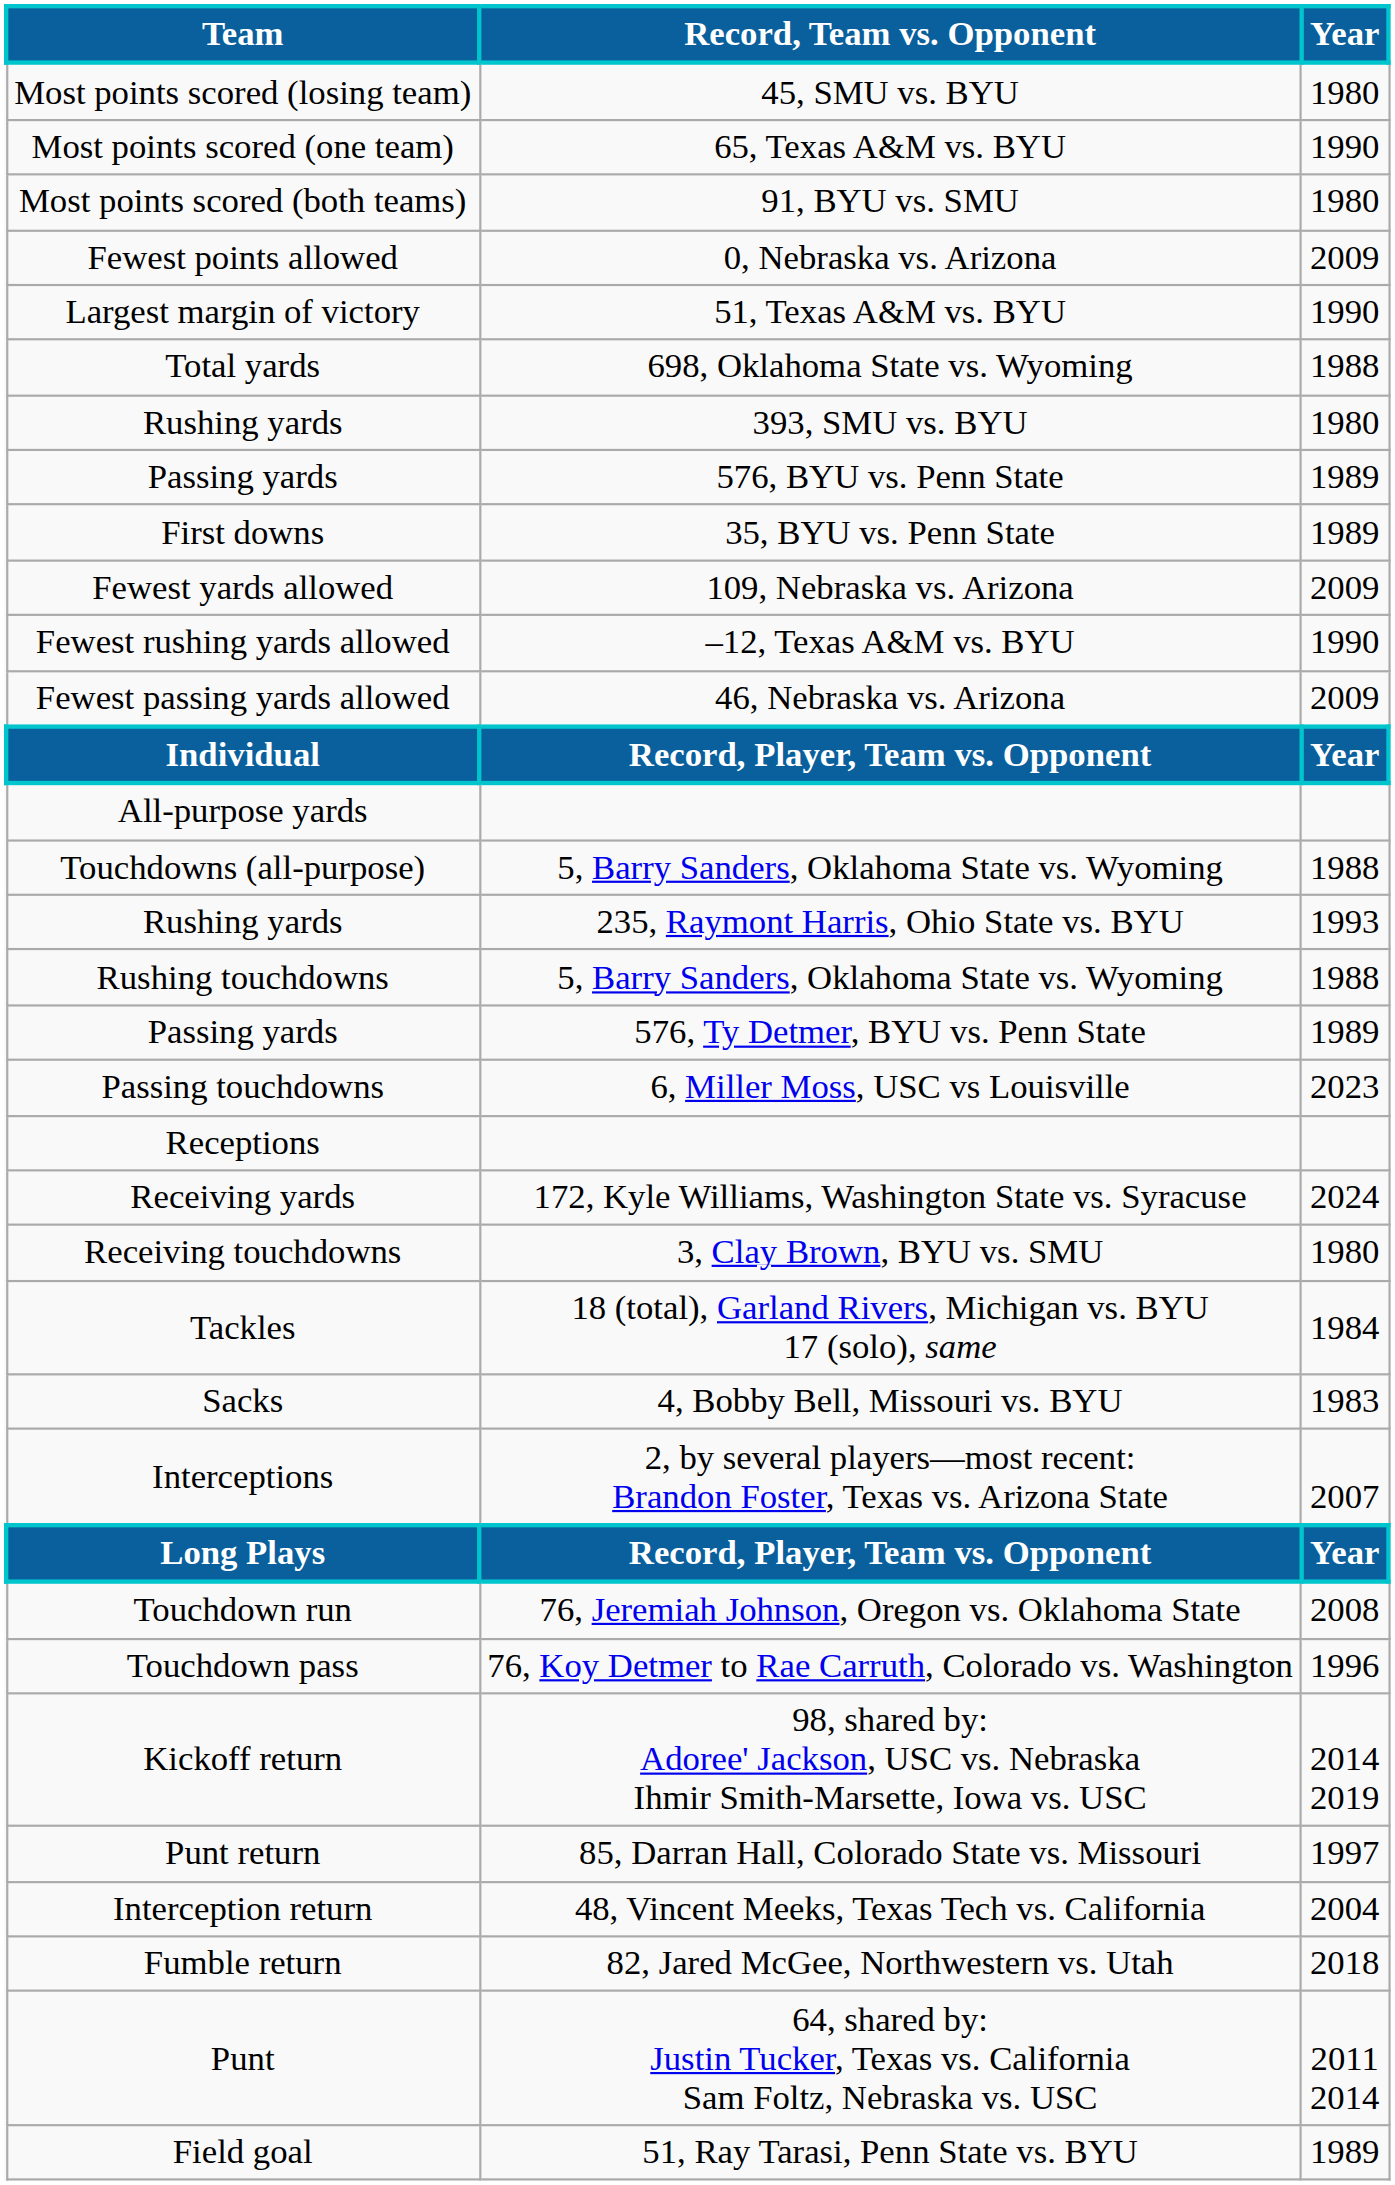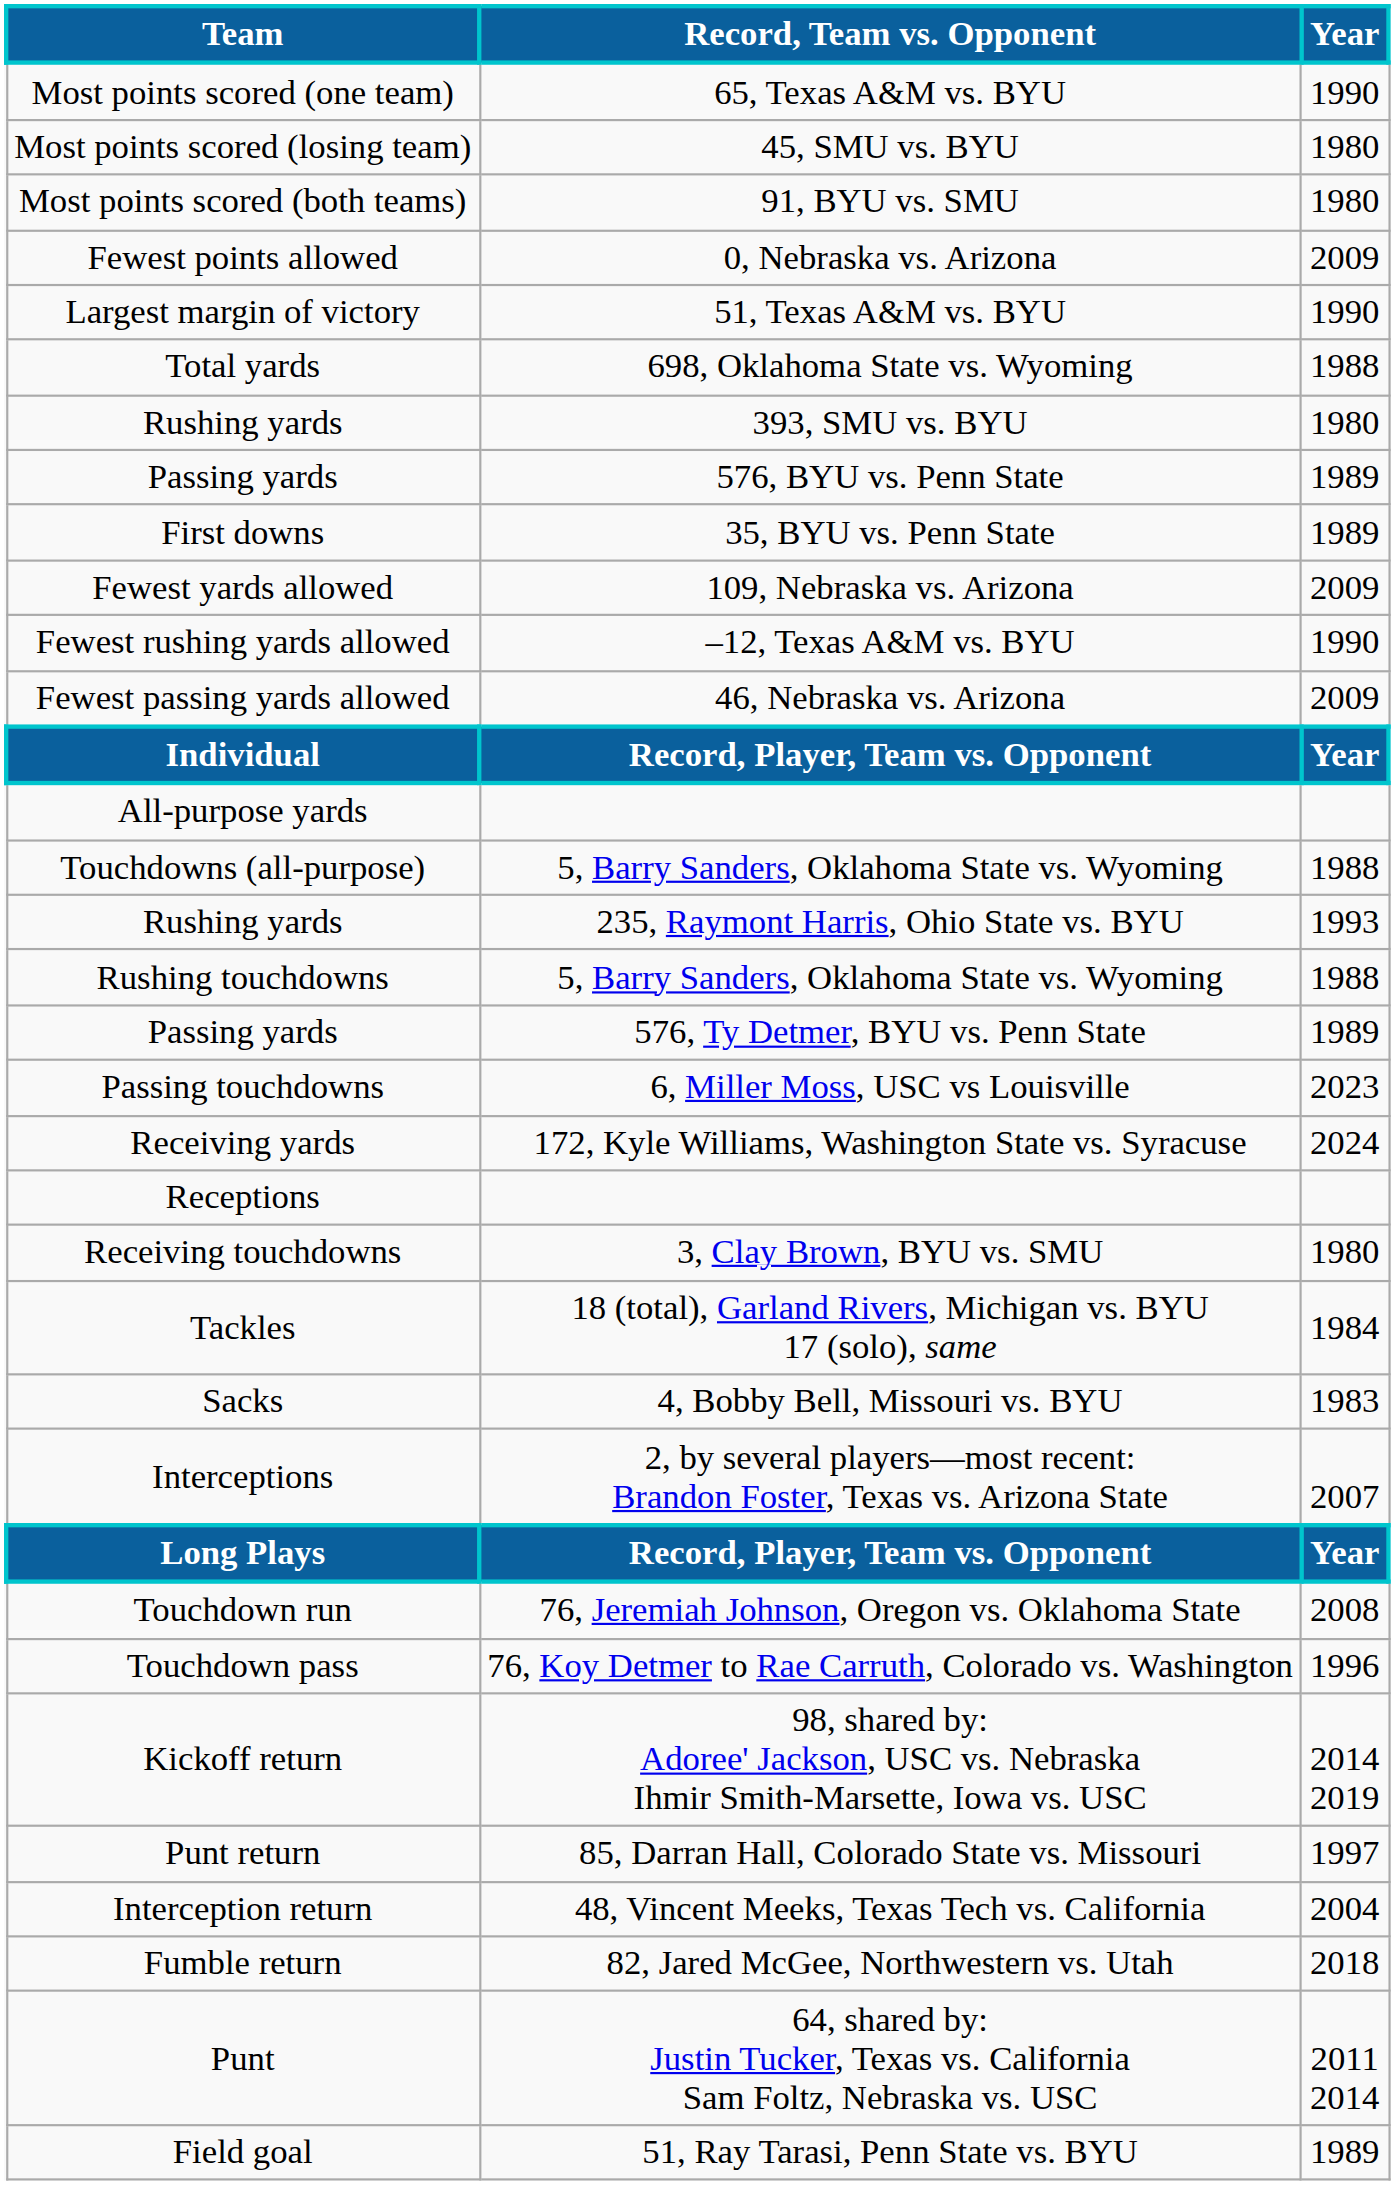rows swapped: (243, 146) <-> (243, 91)
rows swapped: (243, 1141) <-> (243, 1197)
